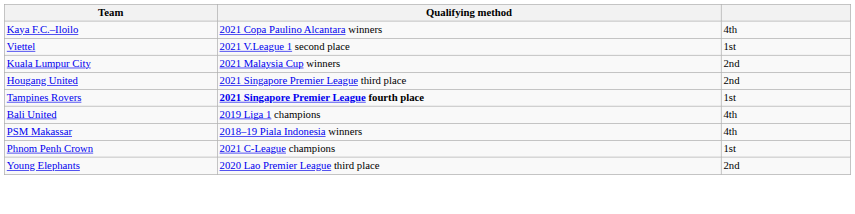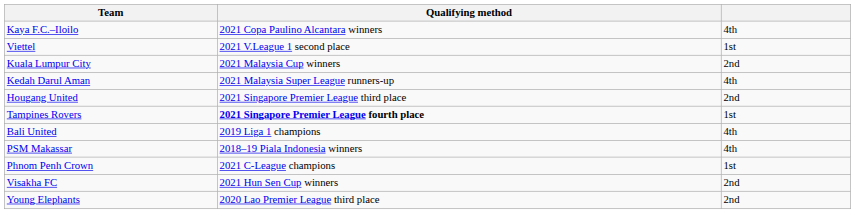+ row: (48, 81)
+ row: (32, 183)
